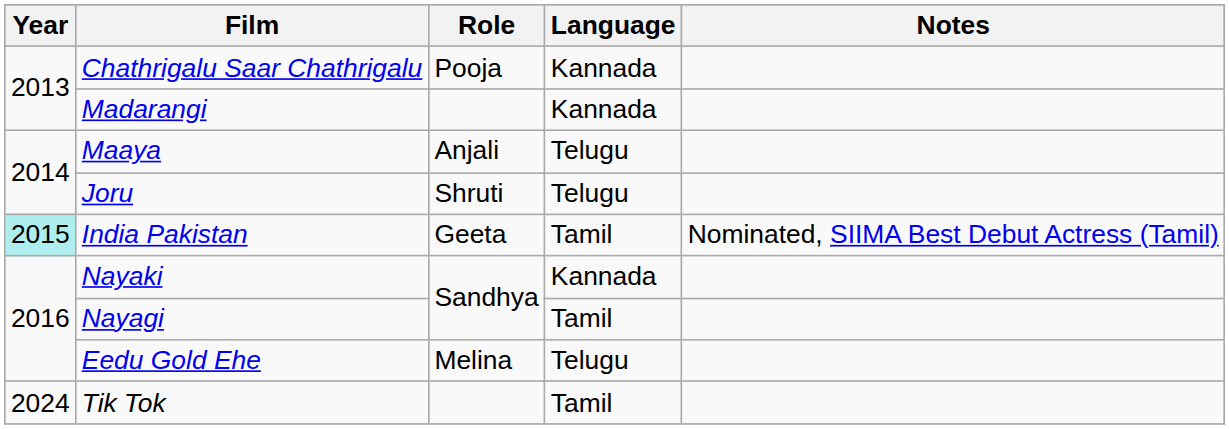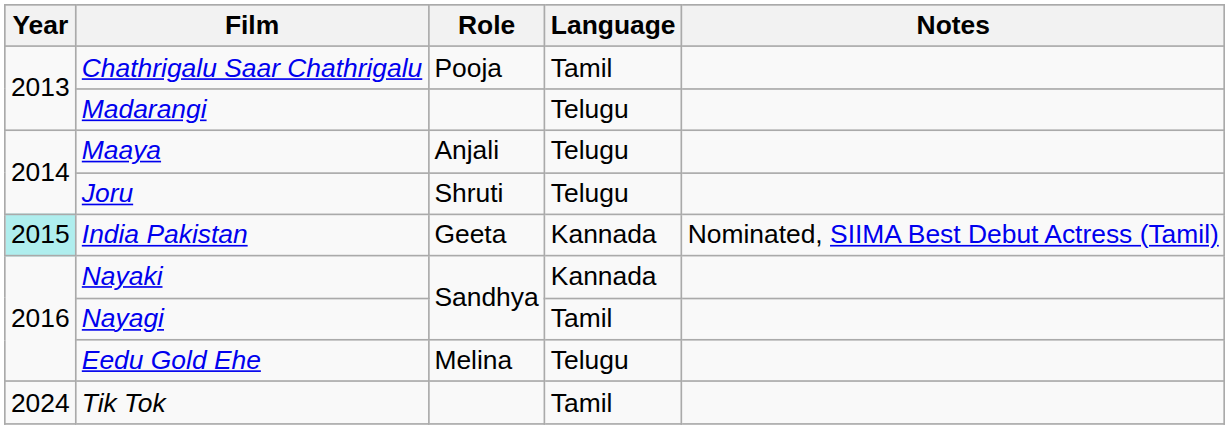(604, 67) Kannada -> (582, 67) Tamil
(604, 109) Kannada -> (590, 109) Telugu
(582, 234) Tamil -> (604, 234) Kannada
